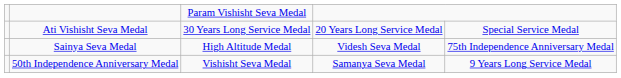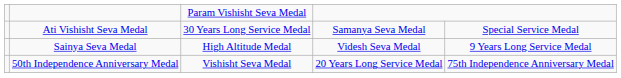(379, 30) 20 Years Long Service Medal -> (379, 30) Samanya Seva Medal
(531, 47) 75th Independence Anniversary Medal -> (531, 47) 9 Years Long Service Medal
(379, 64) Samanya Seva Medal -> (379, 64) 20 Years Long Service Medal
(531, 64) 9 Years Long Service Medal -> (531, 64) 75th Independence Anniversary Medal
